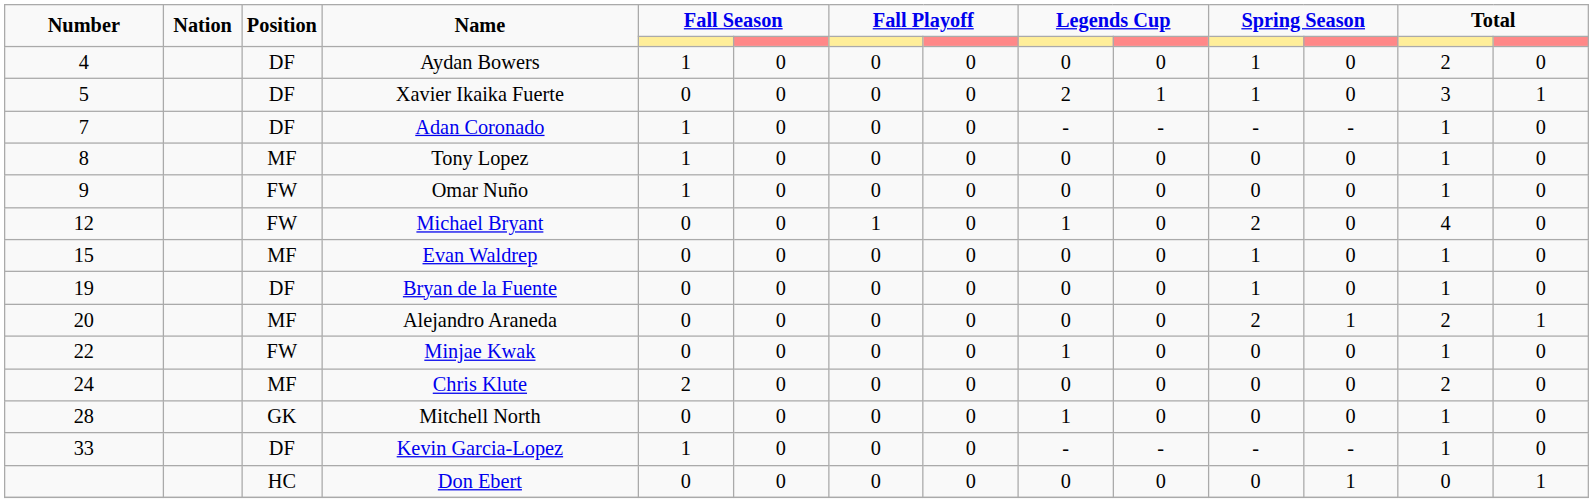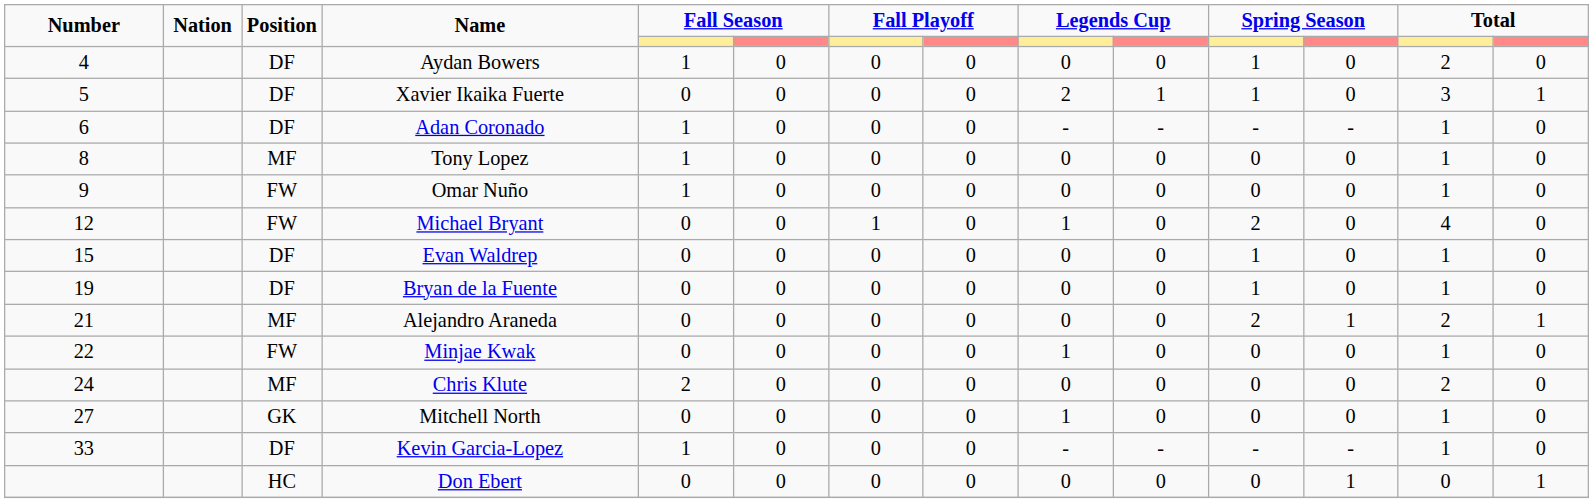(84, 126) 7 -> (84, 126) 6
(282, 255) MF -> (282, 255) DF
(84, 320) 20 -> (84, 320) 21
(84, 416) 28 -> (84, 416) 27
